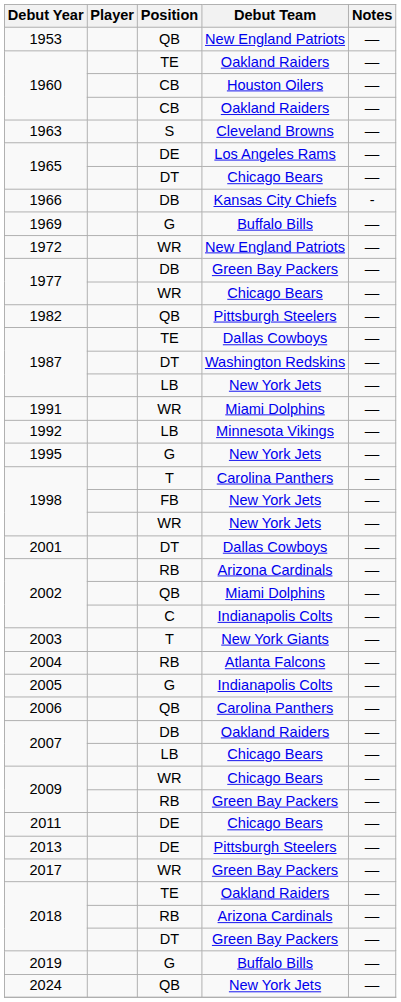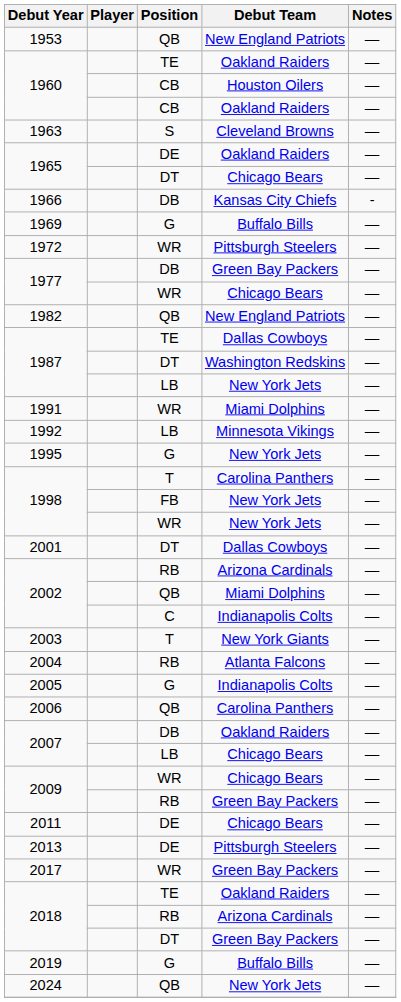(275, 154) Los Angeles Rams -> (275, 154) Oakland Raiders
(275, 246) New England Patriots -> (275, 246) Pittsburgh Steelers
(275, 316) Pittsburgh Steelers -> (275, 316) New England Patriots
